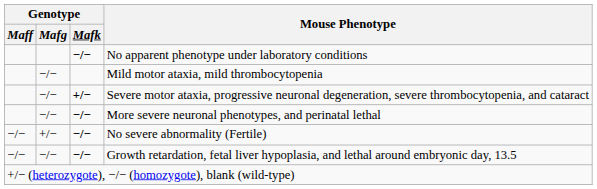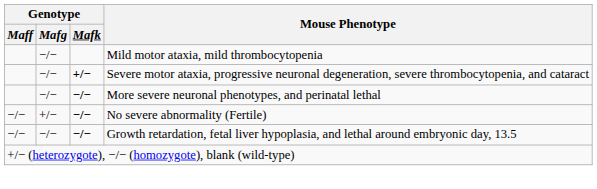- row: (237, 54)
